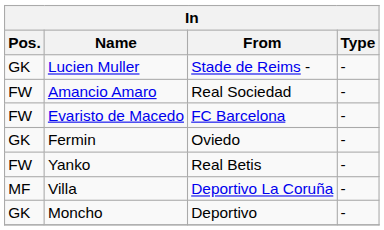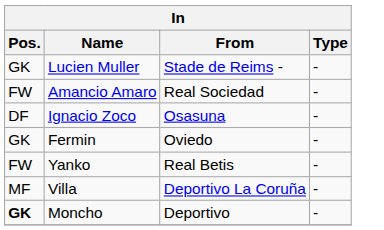+ row: (92, 115)
- row: (116, 115)
(19, 213) normal -> (20, 213) bold
